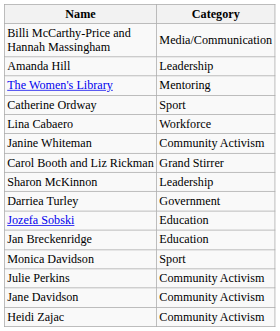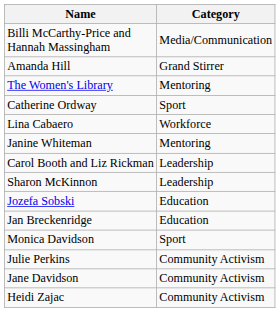(186, 66) Leadership -> (192, 66) Grand Stirrer
(212, 143) Community Activism -> (185, 143) Mentoring
(192, 162) Grand Stirrer -> (186, 162) Leadership
- row: (43, 201)
